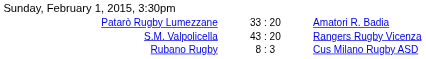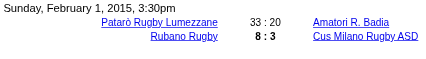- row: (181, 36)
(265, 49) normal -> (265, 36) bold
